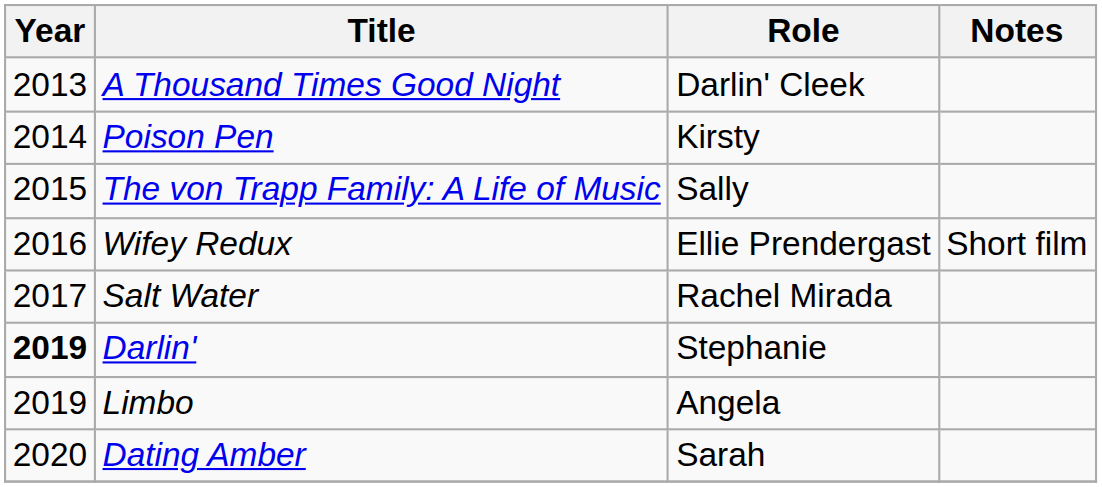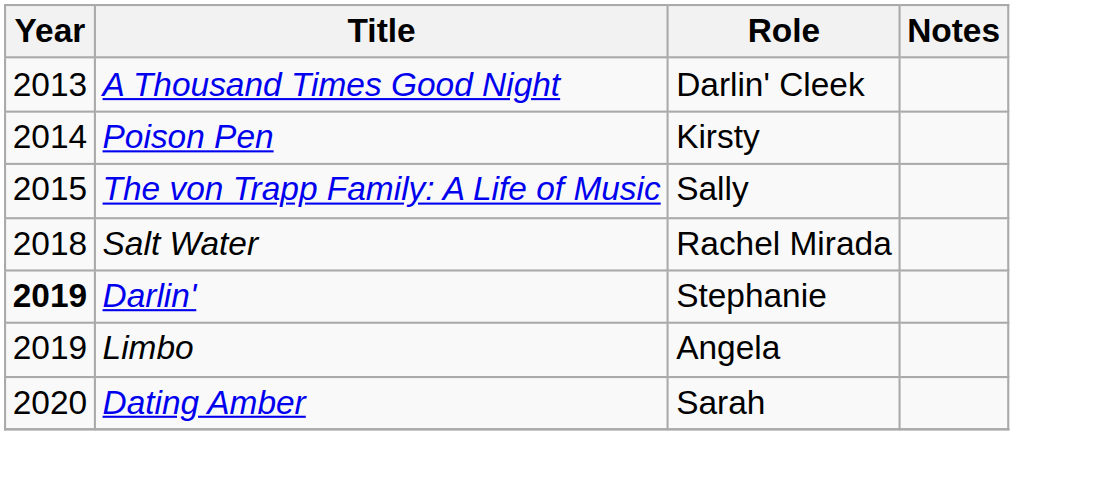- row: (197, 243)
(50, 296) 2017 -> (50, 243) 2018
